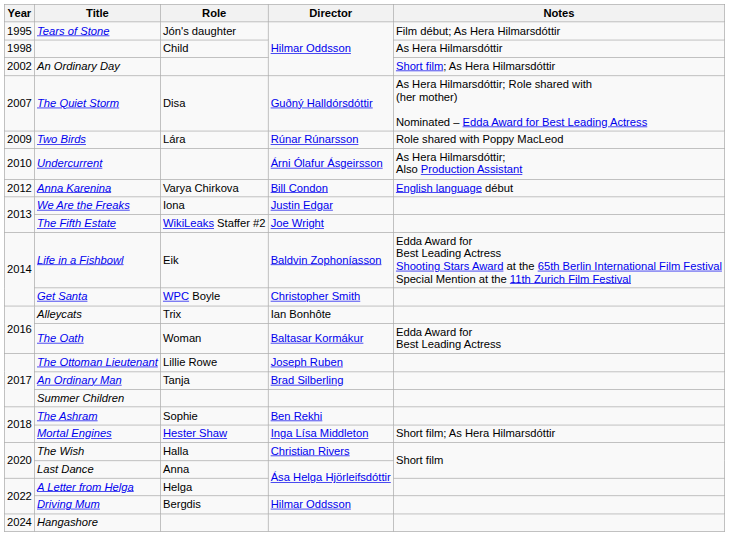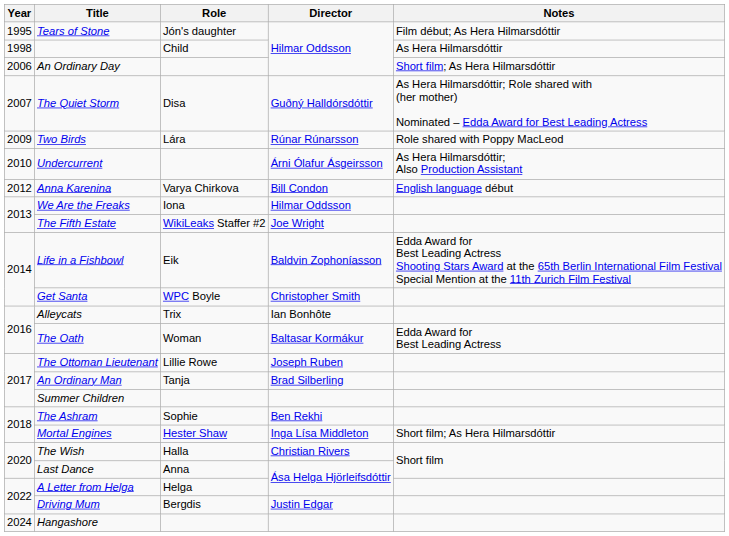(19, 66) 2002 -> (19, 66) 2006
(302, 205) Justin Edgar -> (311, 205) Hilmar Oddsson
(311, 504) Hilmar Oddsson -> (302, 504) Justin Edgar
